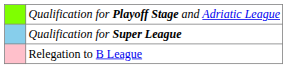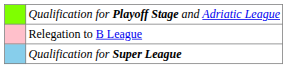rows swapped: (105, 34) <-> (85, 53)
